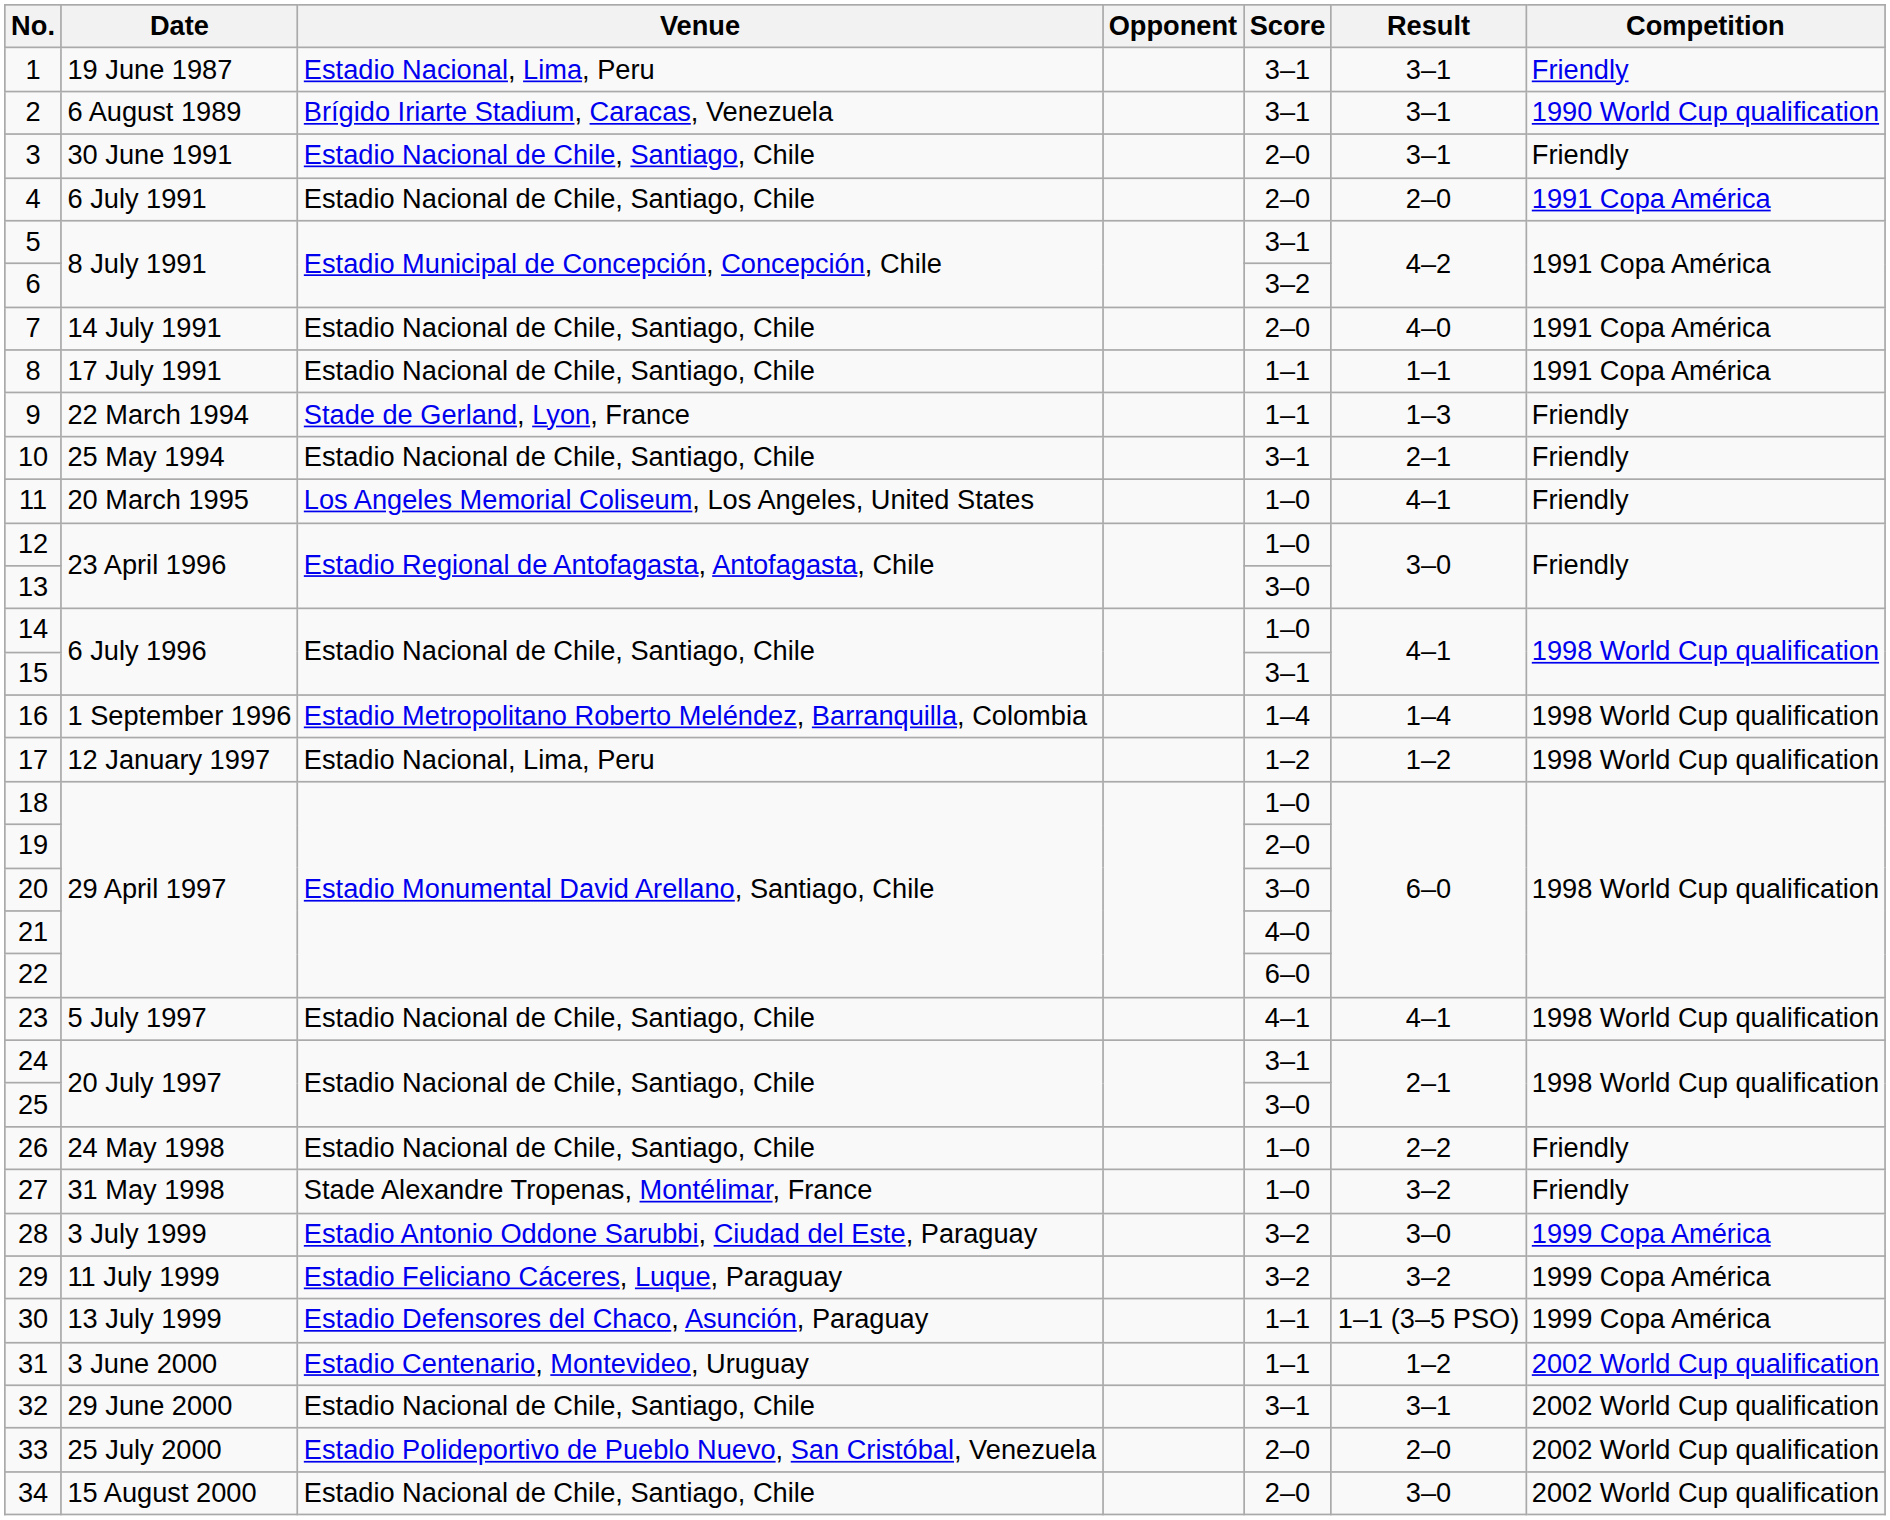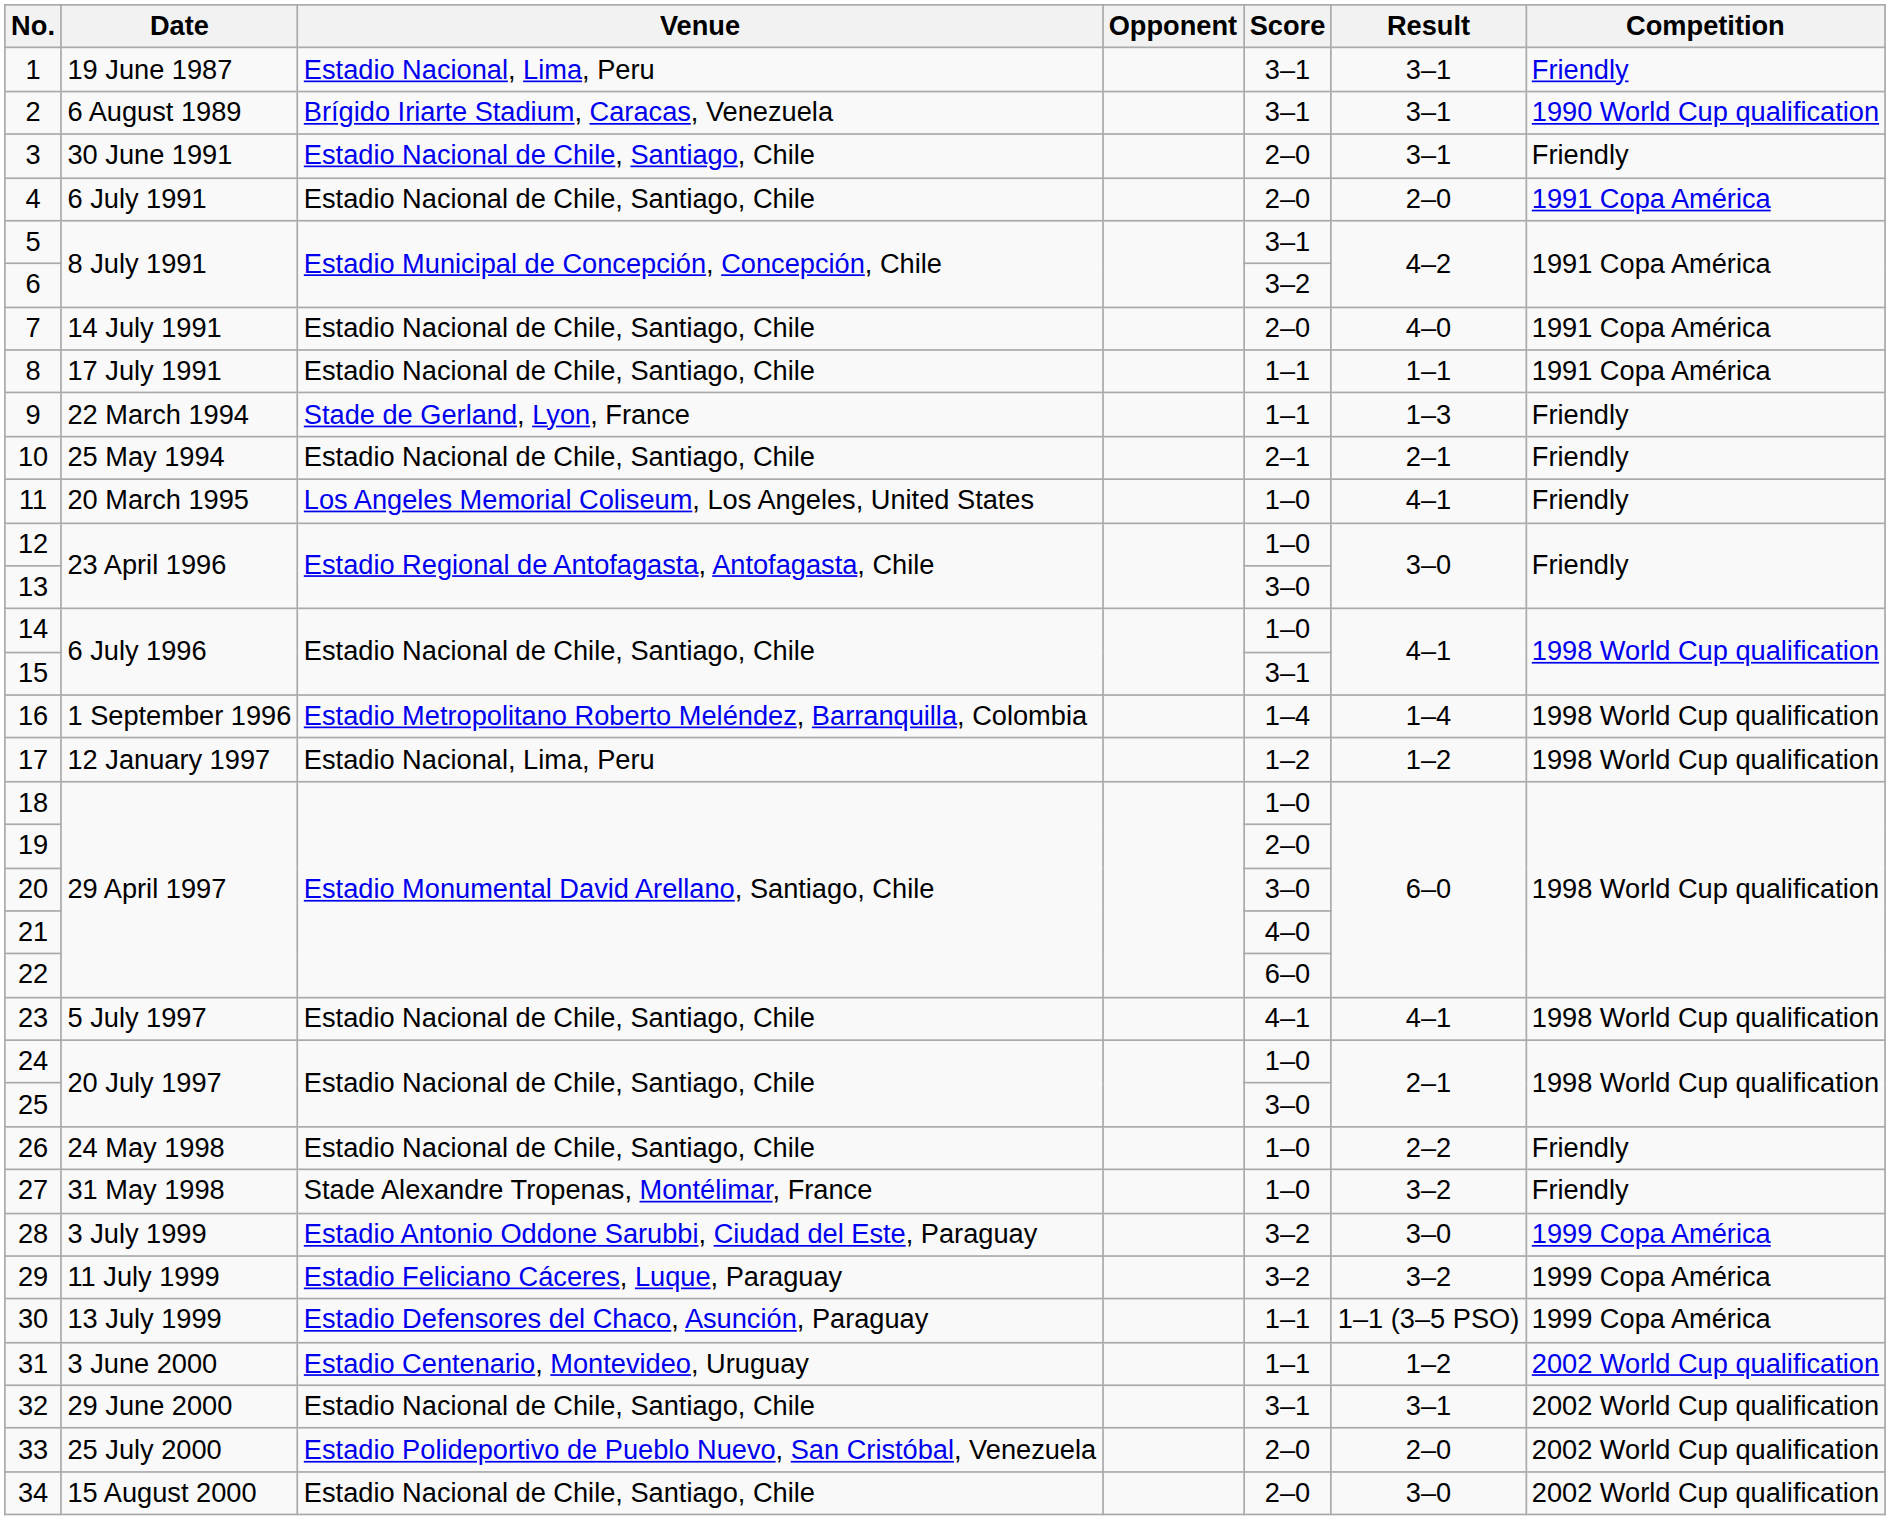(1287, 457) 3–1 -> (1287, 457) 2–1
(1287, 1061) 3–1 -> (1287, 1061) 1–0
